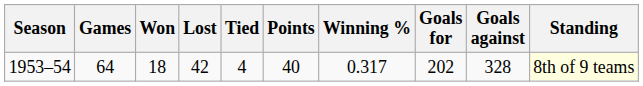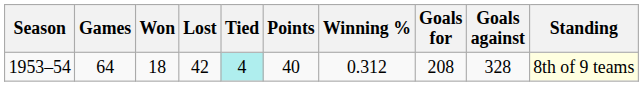(242, 66) no background -> (242, 66) paleturquoise background
(367, 66) 0.317 -> (367, 66) 0.312
(441, 66) 202 -> (441, 66) 208
